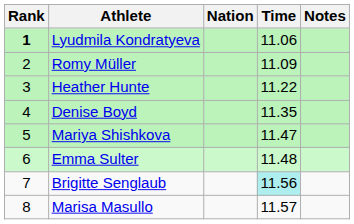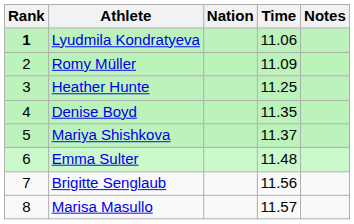(279, 87) 11.22 -> (279, 87) 11.25
(279, 135) 11.47 -> (279, 135) 11.37
(279, 183) paleturquoise background -> (279, 183) no background
